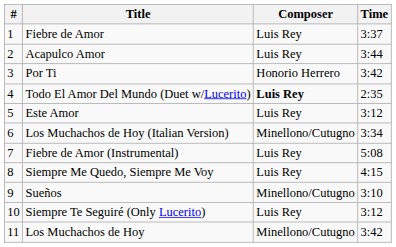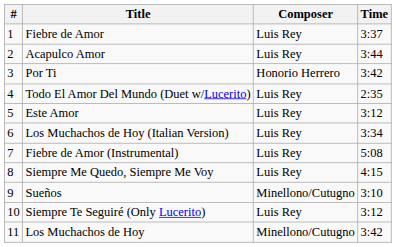(280, 93) bold -> (279, 93) normal
(306, 133) Minellono/Cutugno -> (279, 133) Luis Rey
